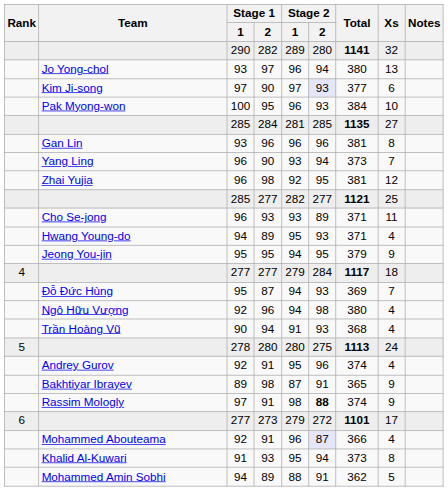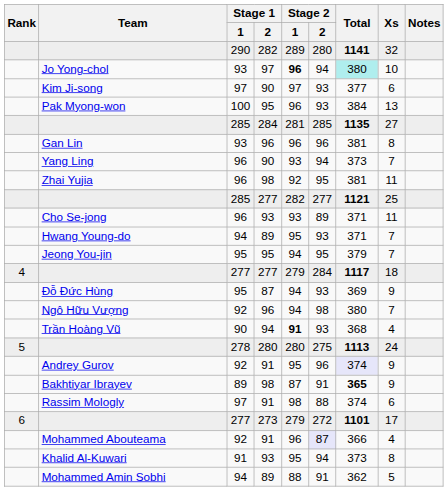(295, 69) normal -> (295, 69) bold
(357, 69) no background -> (357, 69) paleturquoise background
(391, 69) 13 -> (391, 69) 10
(322, 87) lavender background -> (322, 87) no background
(391, 106) 10 -> (391, 106) 13
(391, 180) 12 -> (391, 180) 11
(391, 236) 4 -> (391, 236) 7
(391, 254) 9 -> (391, 254) 7
(391, 291) 7 -> (391, 291) 9
(391, 310) 4 -> (391, 310) 7
(295, 328) normal -> (295, 328) bold
(357, 365) no background -> (357, 365) lavender background
(391, 365) 4 -> (391, 365) 9
(357, 384) normal -> (357, 384) bold
(322, 402) bold -> (322, 402) normal
(391, 402) 9 -> (391, 402) 6
